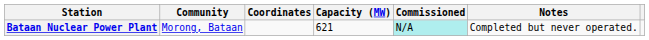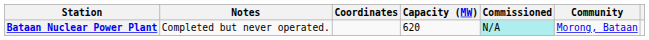columns swapped: (202, 12) <-> (554, 12)
(324, 28) 621 -> (411, 28) 620
